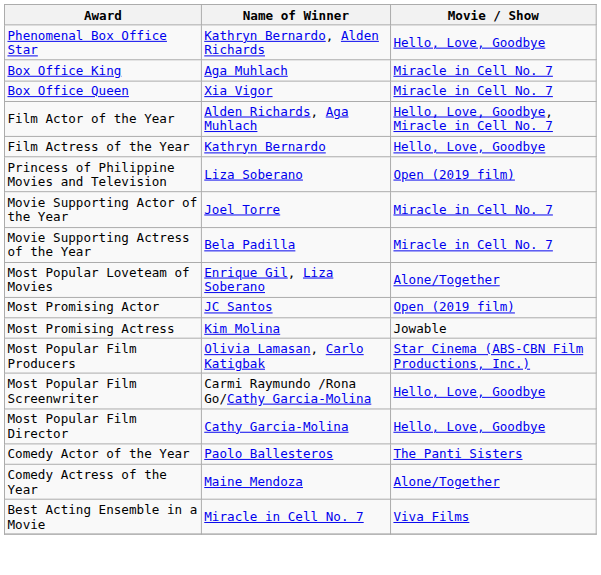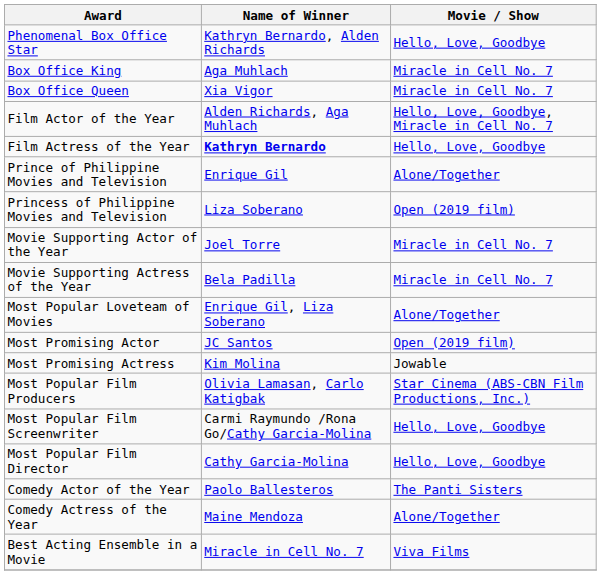(265, 147) normal -> (265, 147) bold
+ row: (87, 174)
